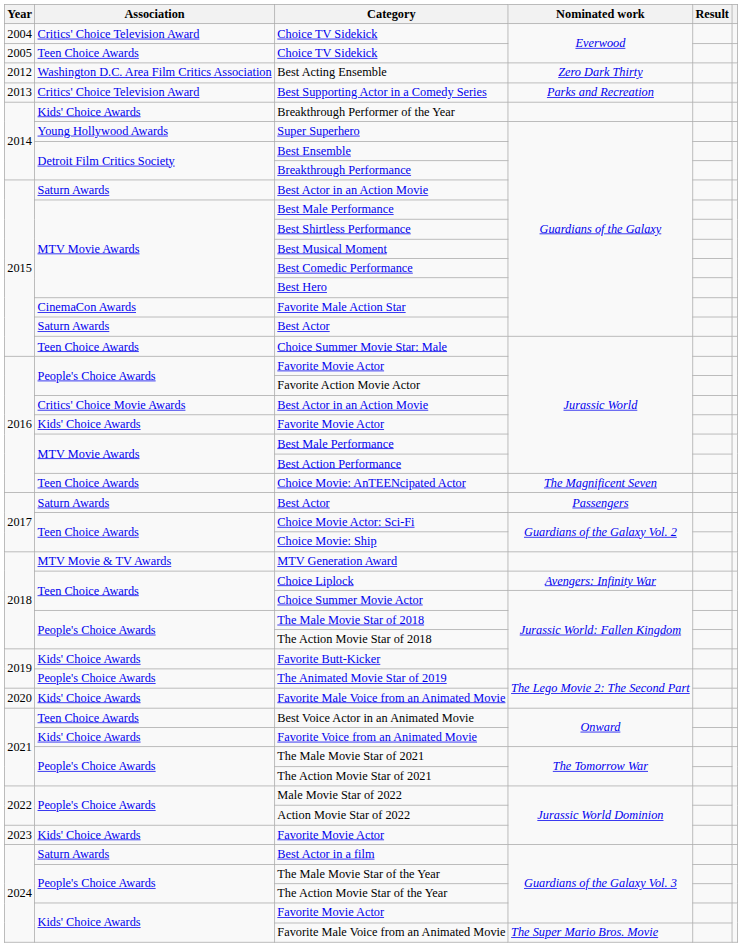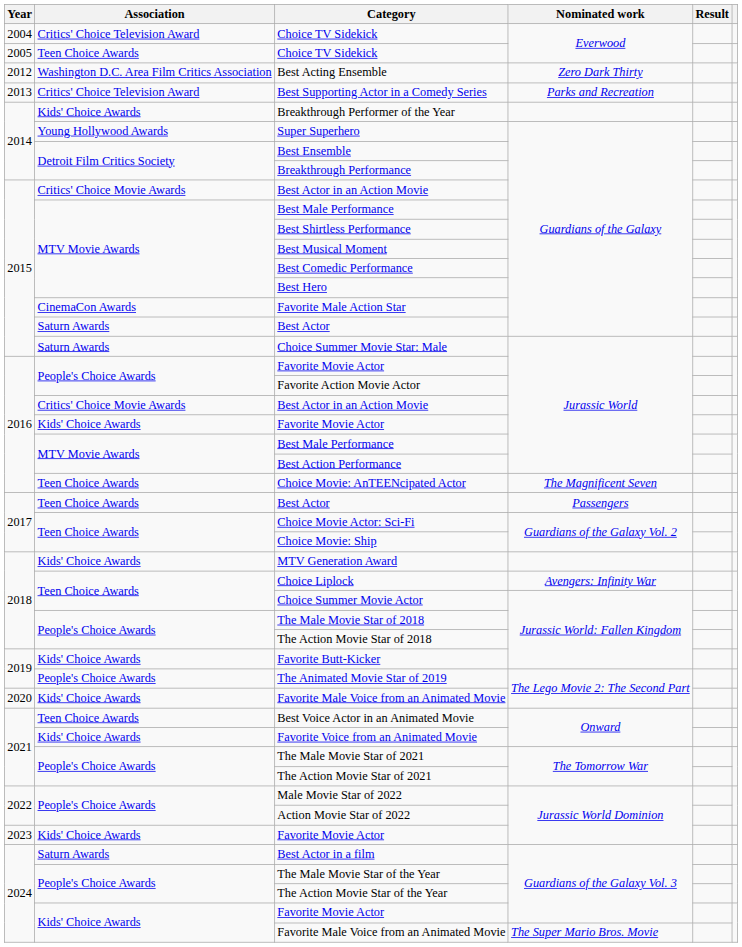(73, 190) Saturn Awards -> (111, 190) Critics' Choice Movie Awards
(88, 346) Teen Choice Awards -> (73, 346) Saturn Awards
(73, 502) Saturn Awards -> (88, 502) Teen Choice Awards
(104, 561) MTV Movie & TV Awards -> (89, 561) Kids' Choice Awards
